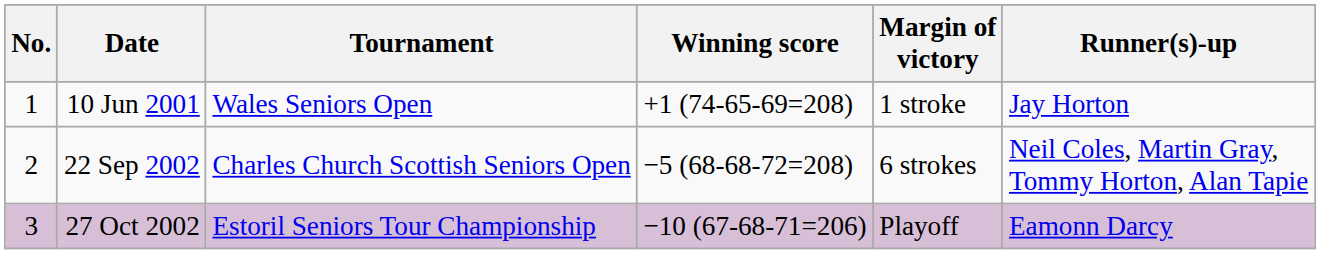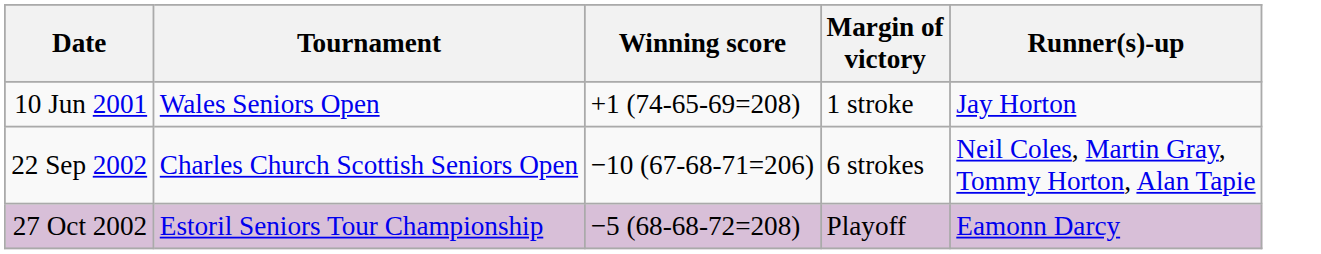- column: (31, 43)
(748, 165) −5 (68-68-72=208) -> (702, 165) −10 (67-68-71=206)
(755, 226) −10 (67-68-71=206) -> (696, 226) −5 (68-68-72=208)
